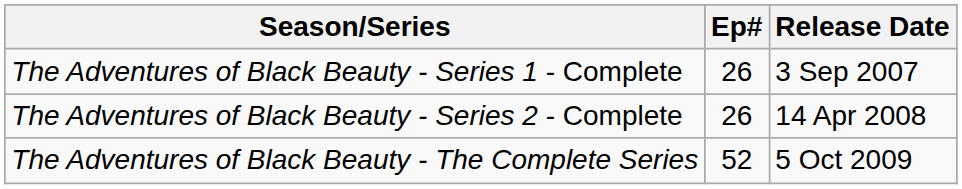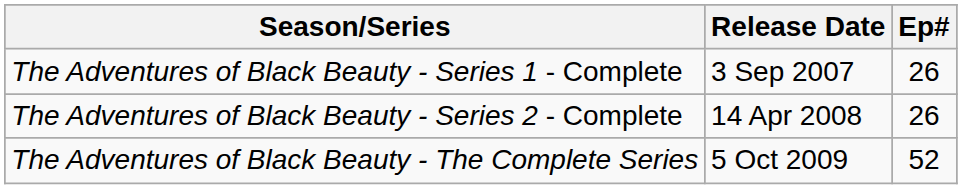columns swapped: (737, 26) <-> (863, 26)
